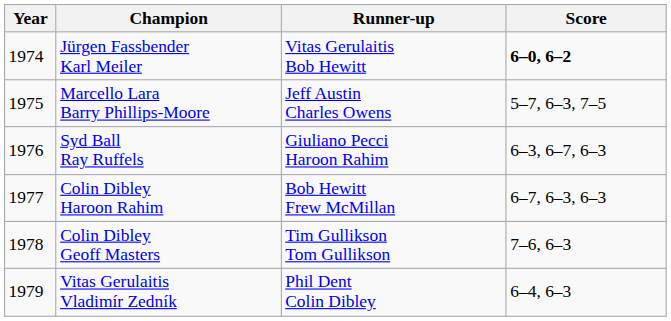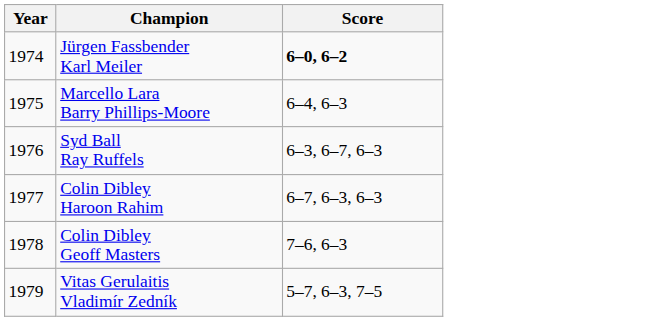- column: (394, 18)
(558, 103) 5–7, 6–3, 7–5 -> (317, 103) 6–4, 6–3
(541, 292) 6–4, 6–3 -> (334, 292) 5–7, 6–3, 7–5
